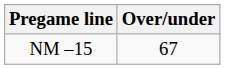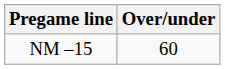(168, 49) 67 -> (168, 49) 60
